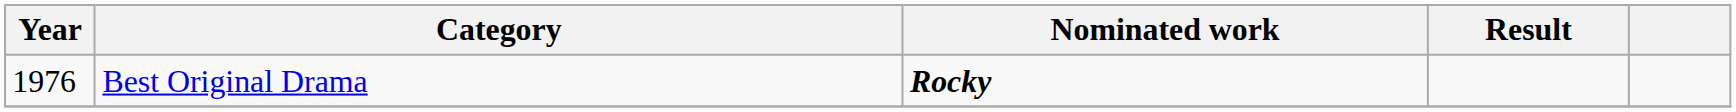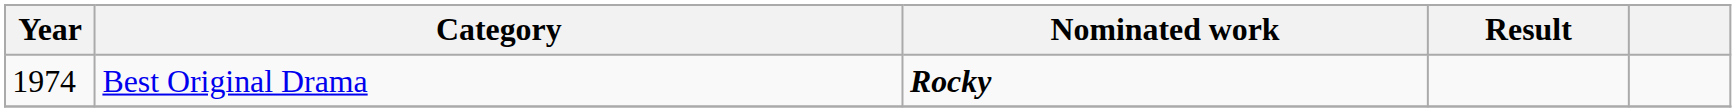(44, 80) 1976 -> (44, 80) 1974
